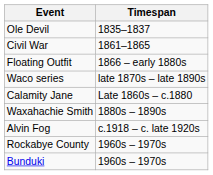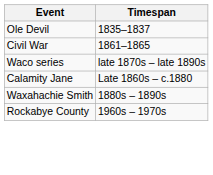- row: (39, 62)
- row: (28, 128)
- row: (26, 161)
